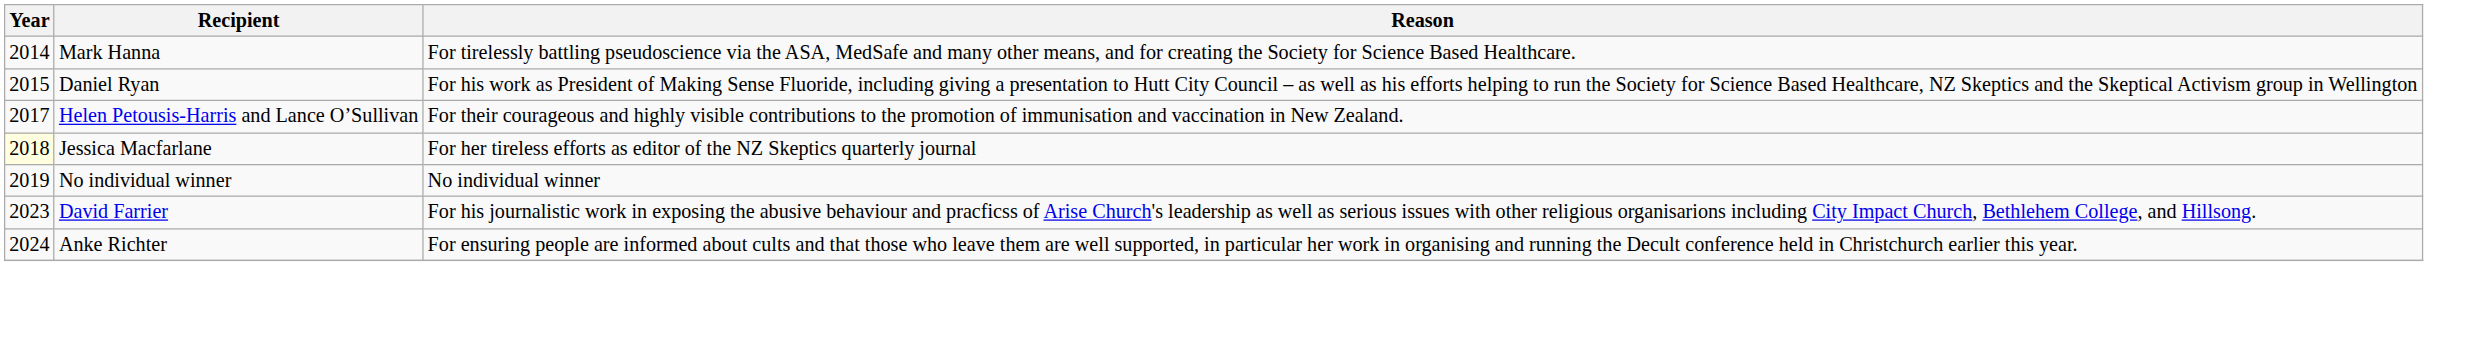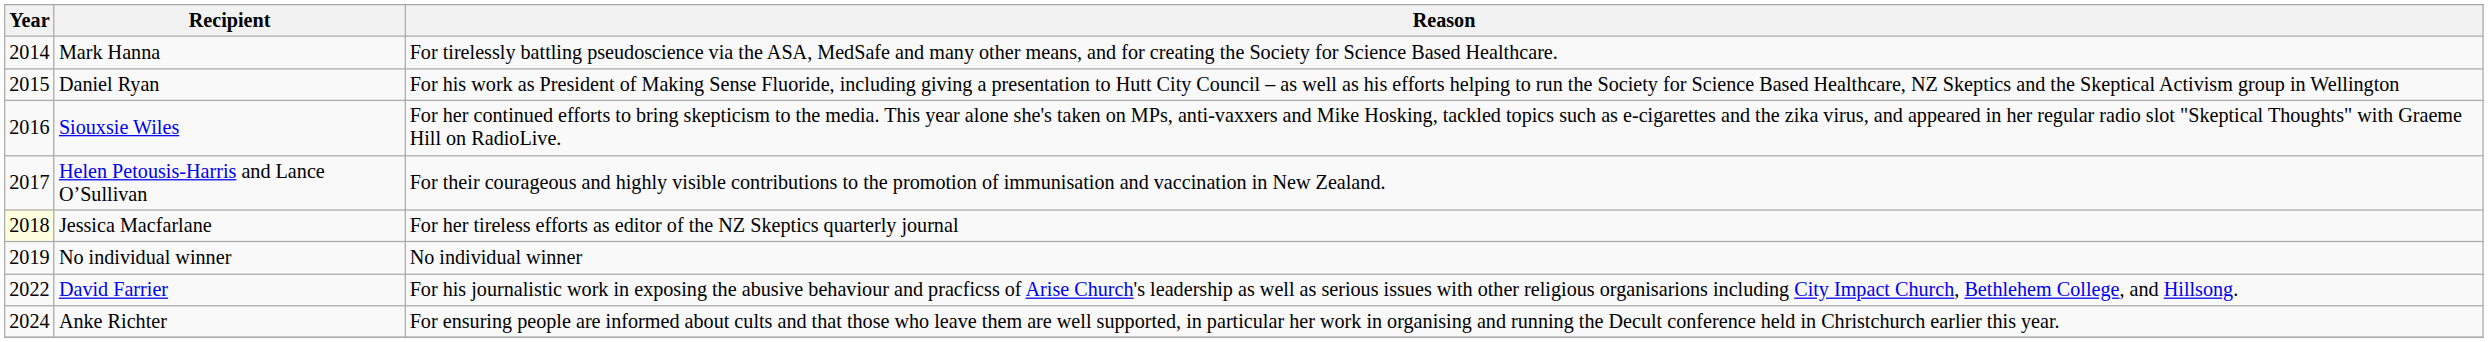+ row: (119, 127)
(29, 212) 2023 -> (29, 289) 2022
